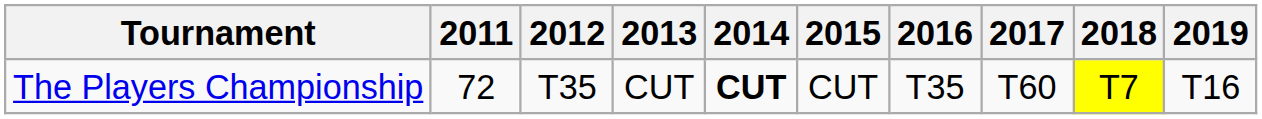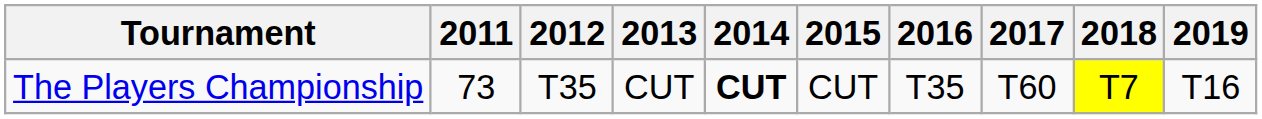(476, 87) 72 -> (476, 87) 73
